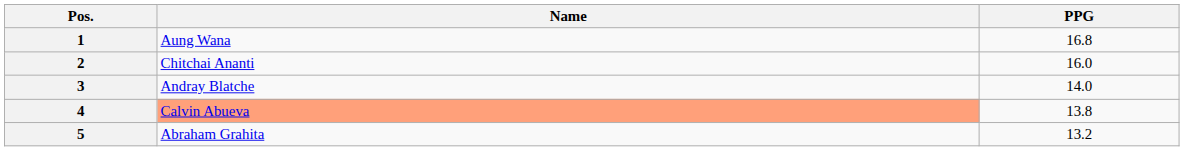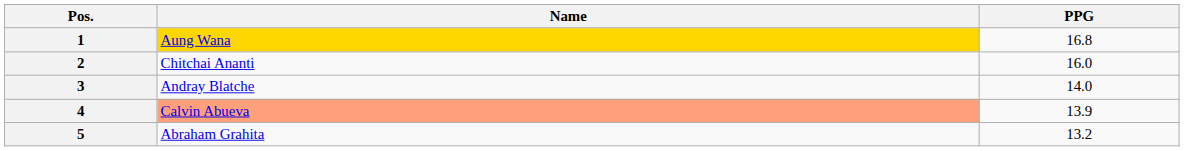(196, 39) no background -> (196, 39) gold background
(1079, 110) 13.8 -> (1079, 110) 13.9
